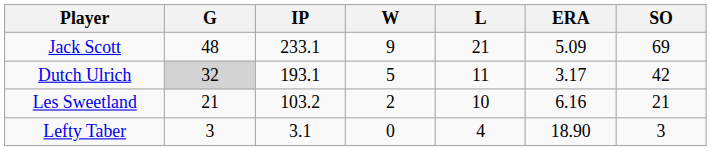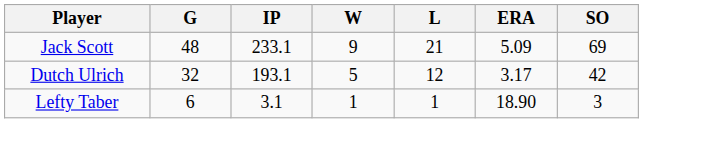(210, 74) lightgrey background -> (190, 74) no background
(481, 74) 11 -> (435, 74) 12
- row: (85, 103)
(210, 131) 3 -> (190, 103) 6
(390, 131) 0 -> (353, 103) 1
(481, 131) 4 -> (435, 103) 1
